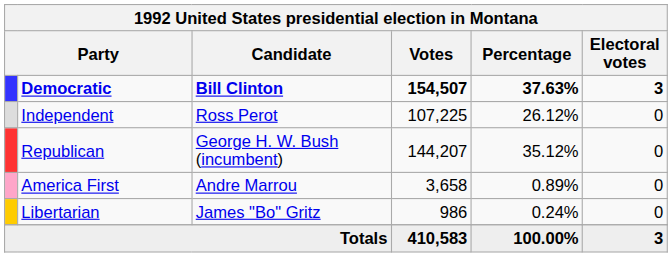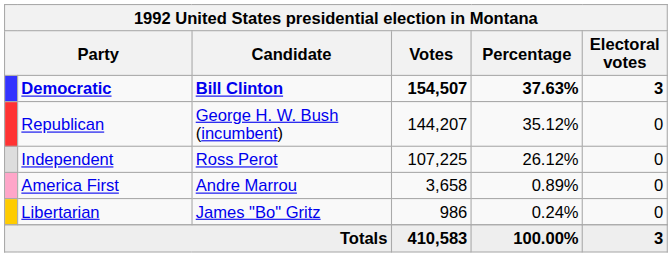rows swapped: (63, 151) <-> (67, 115)
